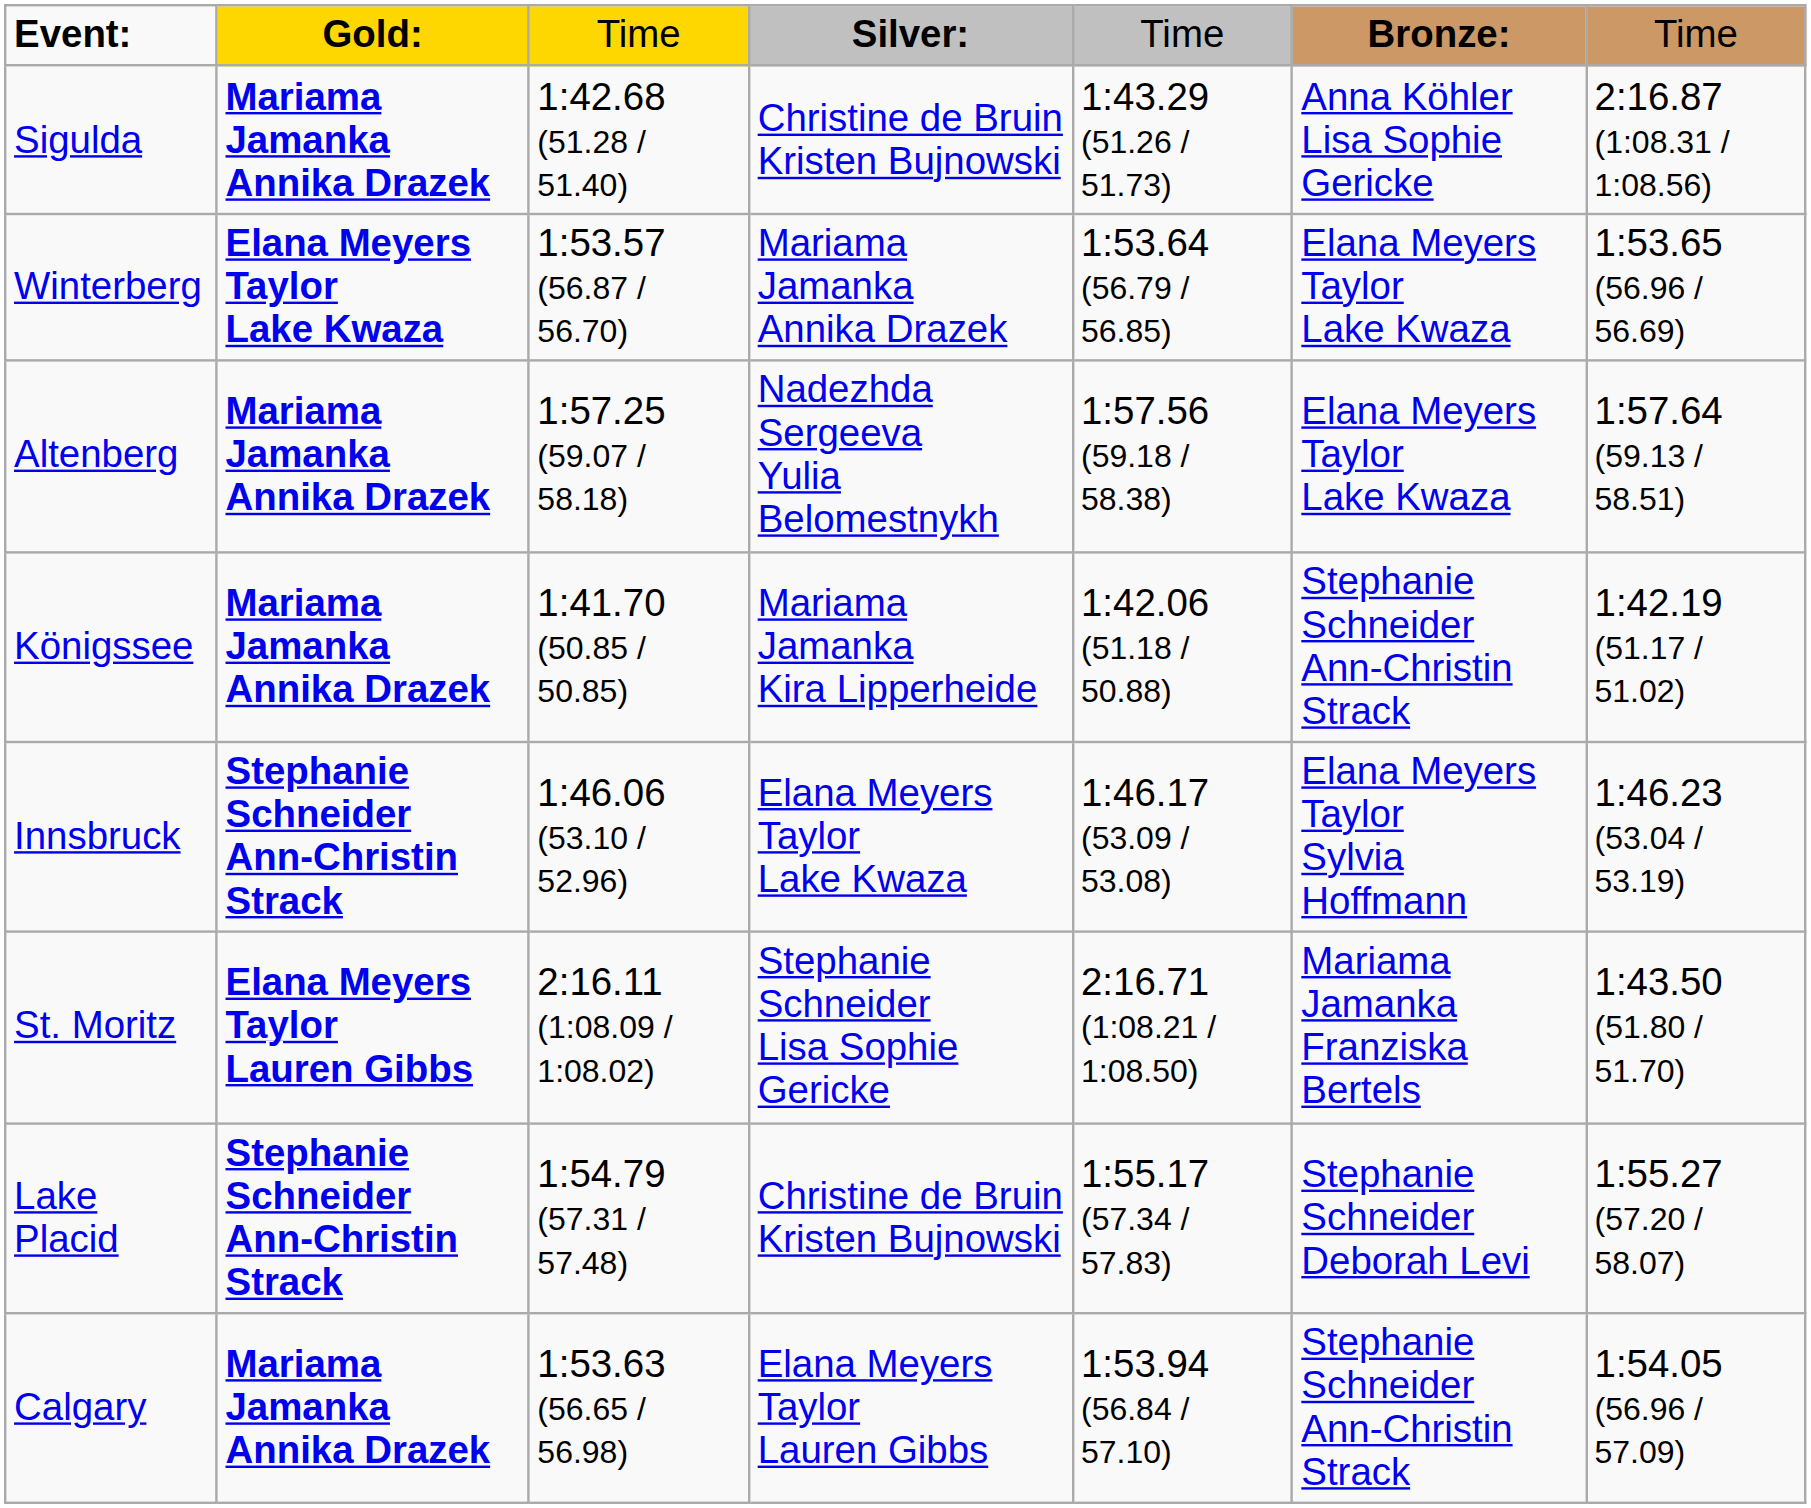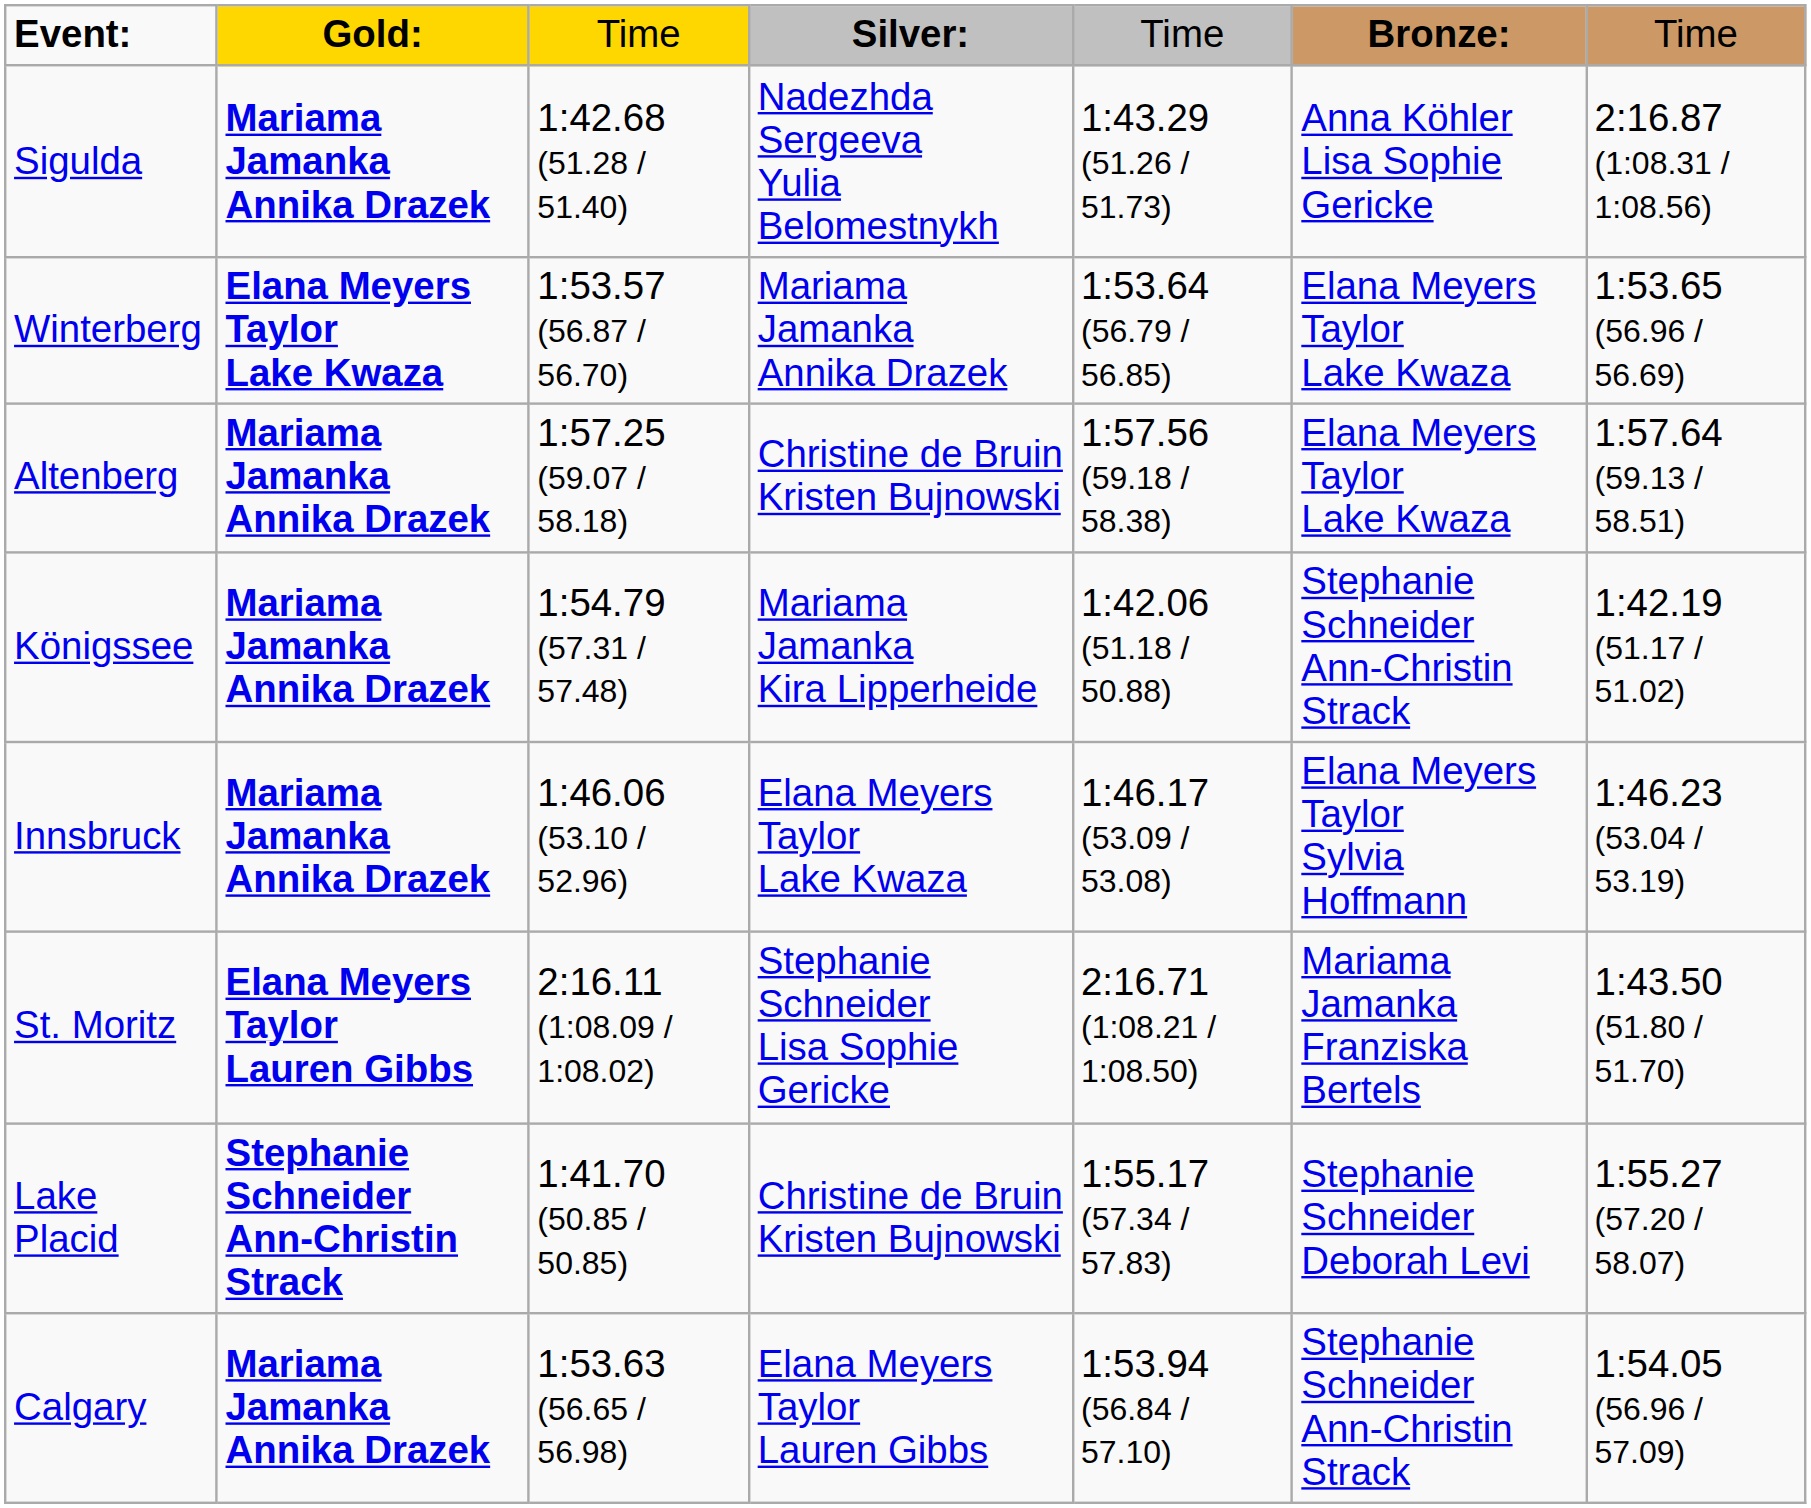(910, 139) Christine de Bruin Kristen Bujnowski -> (878, 160) Nadezhda Sergeeva Yulia Belomestnykh
(878, 455) Nadezhda Sergeeva Yulia Belomestnykh -> (910, 476) Christine de Bruin Kristen Bujnowski
(601, 645) 1:41.70 (50.85 / 50.85) -> (601, 645) 1:54.79 (57.31 / 57.48)
(342, 836) Stephanie Schneider Ann-Christin Strack -> (358, 836) Mariama Jamanka Annika Drazek
(601, 1217) 1:54.79 (57.31 / 57.48) -> (601, 1217) 1:41.70 (50.85 / 50.85)
